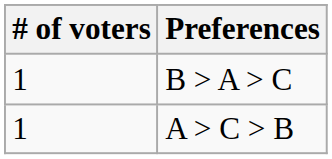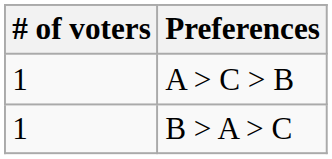rows swapped: (230, 128) <-> (229, 78)
